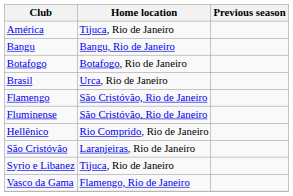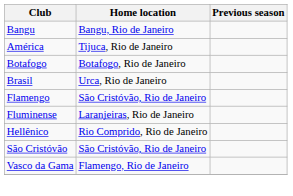rows swapped: (25, 30) <-> (21, 47)
(143, 115) São Cristóvão, Rio de Janeiro -> (136, 115) Laranjeiras, Rio de Janeiro
(137, 149) Laranjeiras, Rio de Janeiro -> (142, 149) São Cristóvão, Rio de Janeiro
- row: (41, 166)
